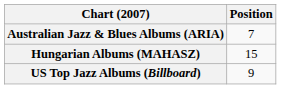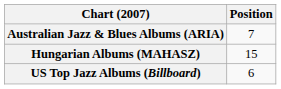(251, 73) 9 -> (251, 73) 6
